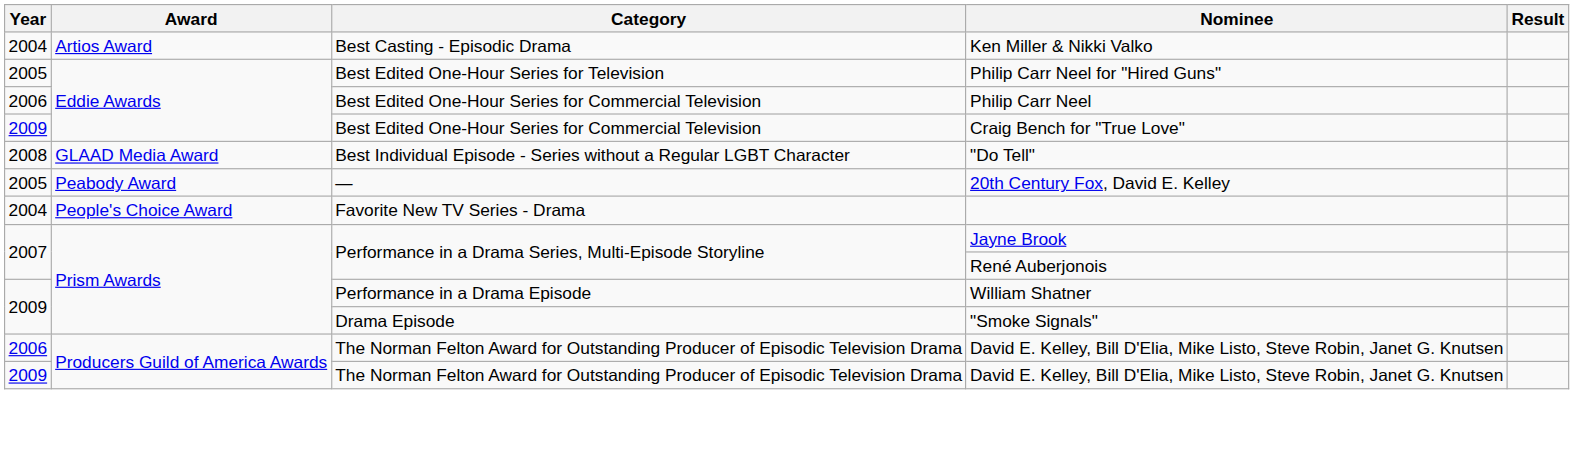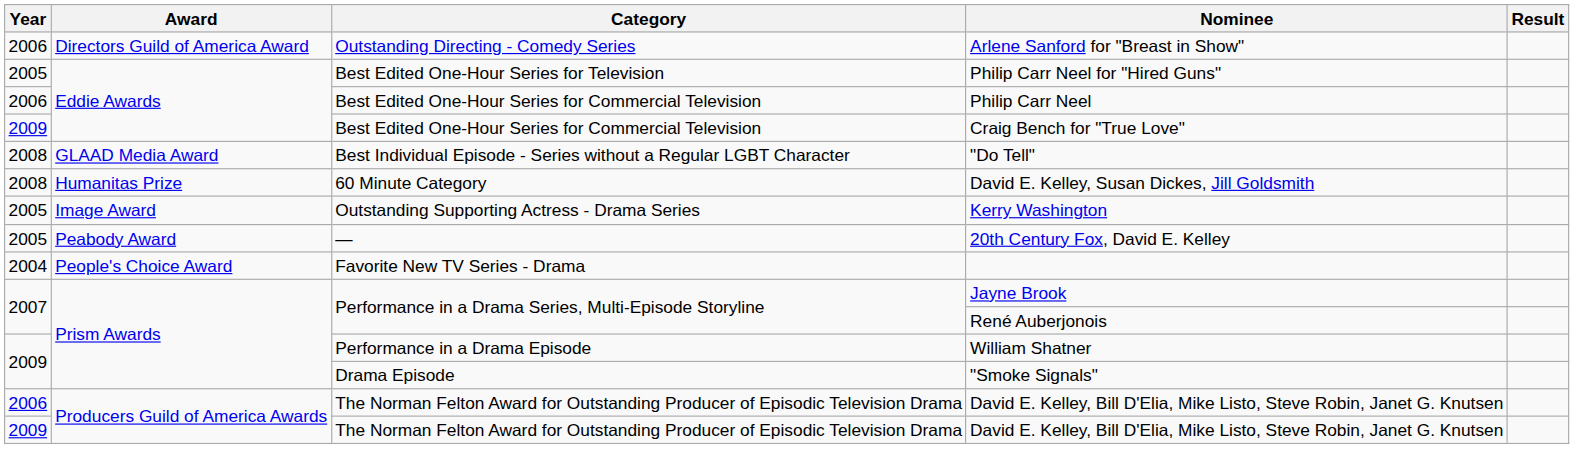- row: (28, 46)
+ row: (28, 46)
+ row: (28, 183)
+ row: (28, 210)
